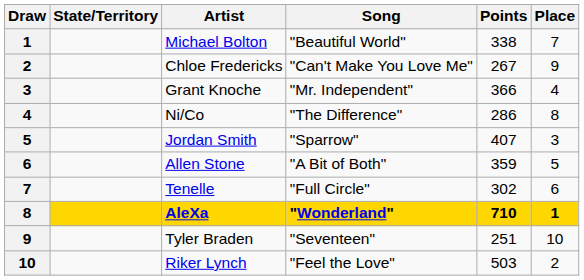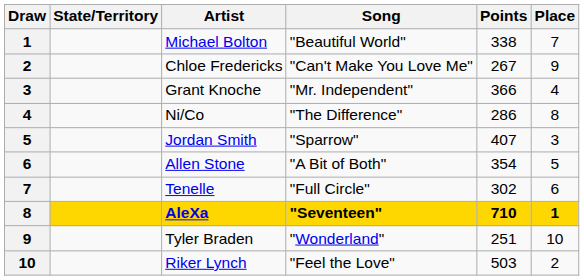(504, 164) 359 -> (504, 164) 354
(342, 213) "Wonderland" -> (336, 213) "Seventeen"
(332, 238) "Seventeen" -> (337, 238) "Wonderland"
